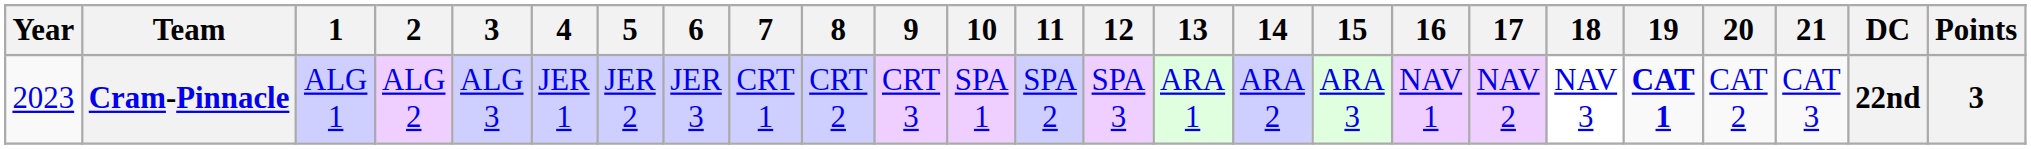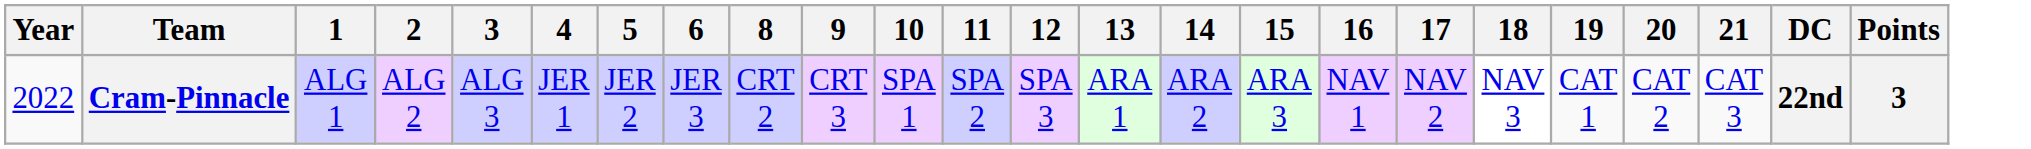- column: (765, 29)
(43, 98) 2023 -> (43, 98) 2022
(1663, 98) bold -> (1588, 98) normal
